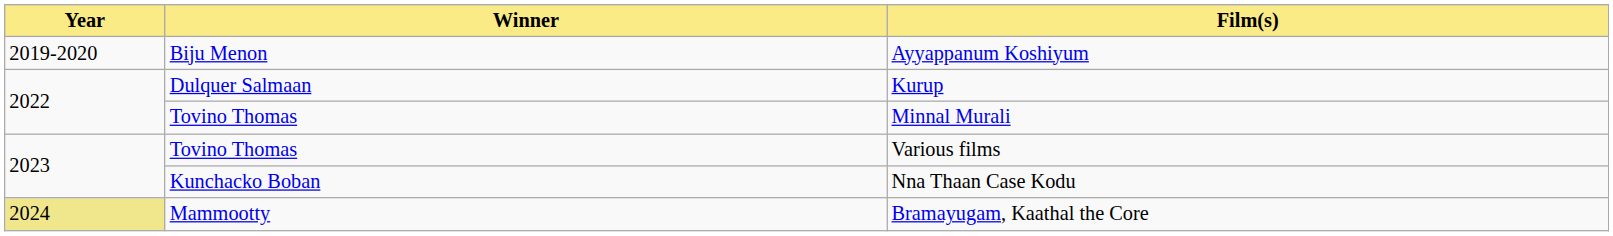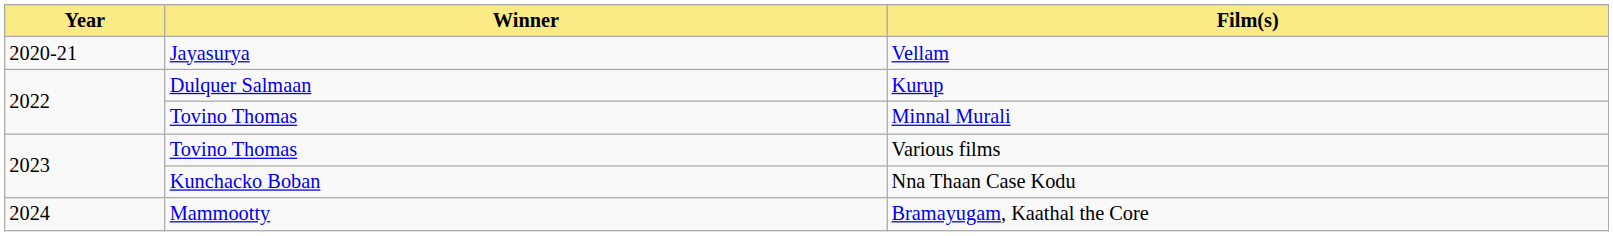- row: (990, 52)
+ row: (920, 52)
(30, 213) khaki background -> (30, 213) no background
